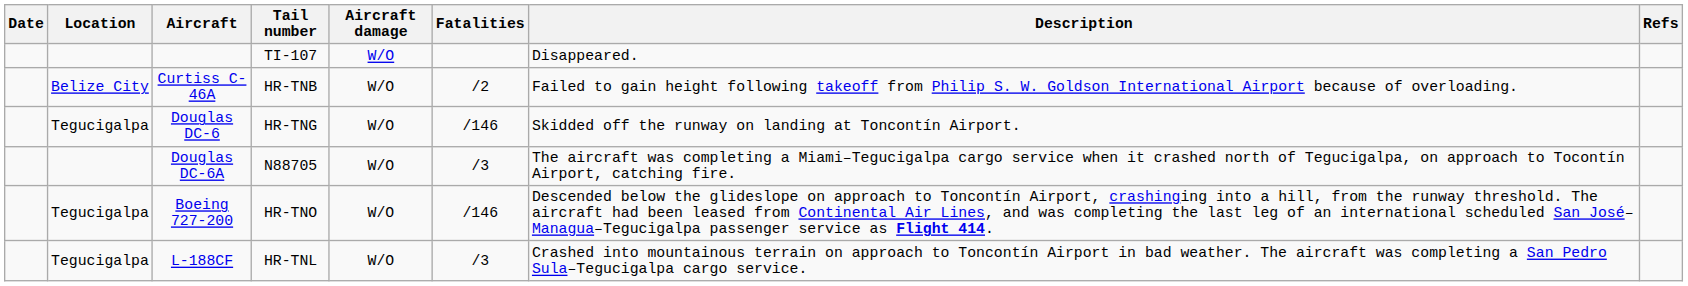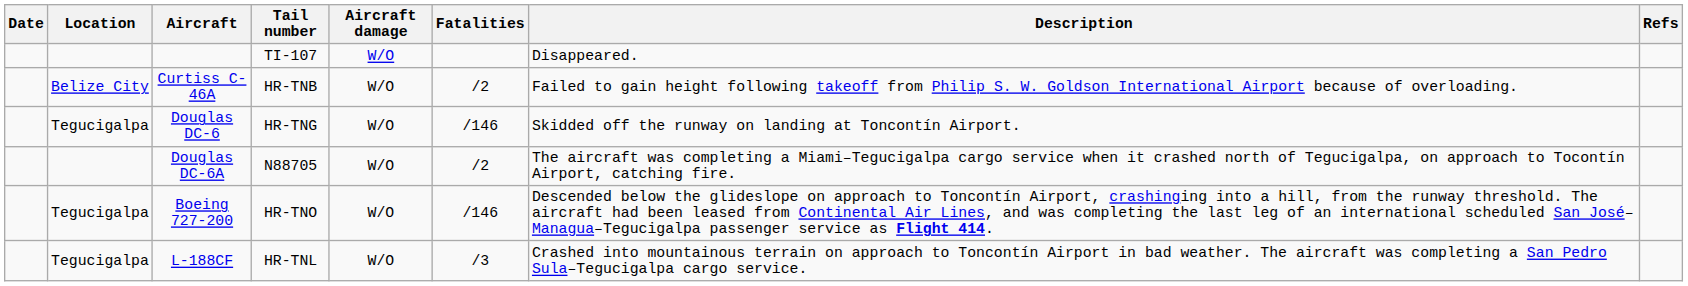(480, 166) /3 -> (480, 166) /2
